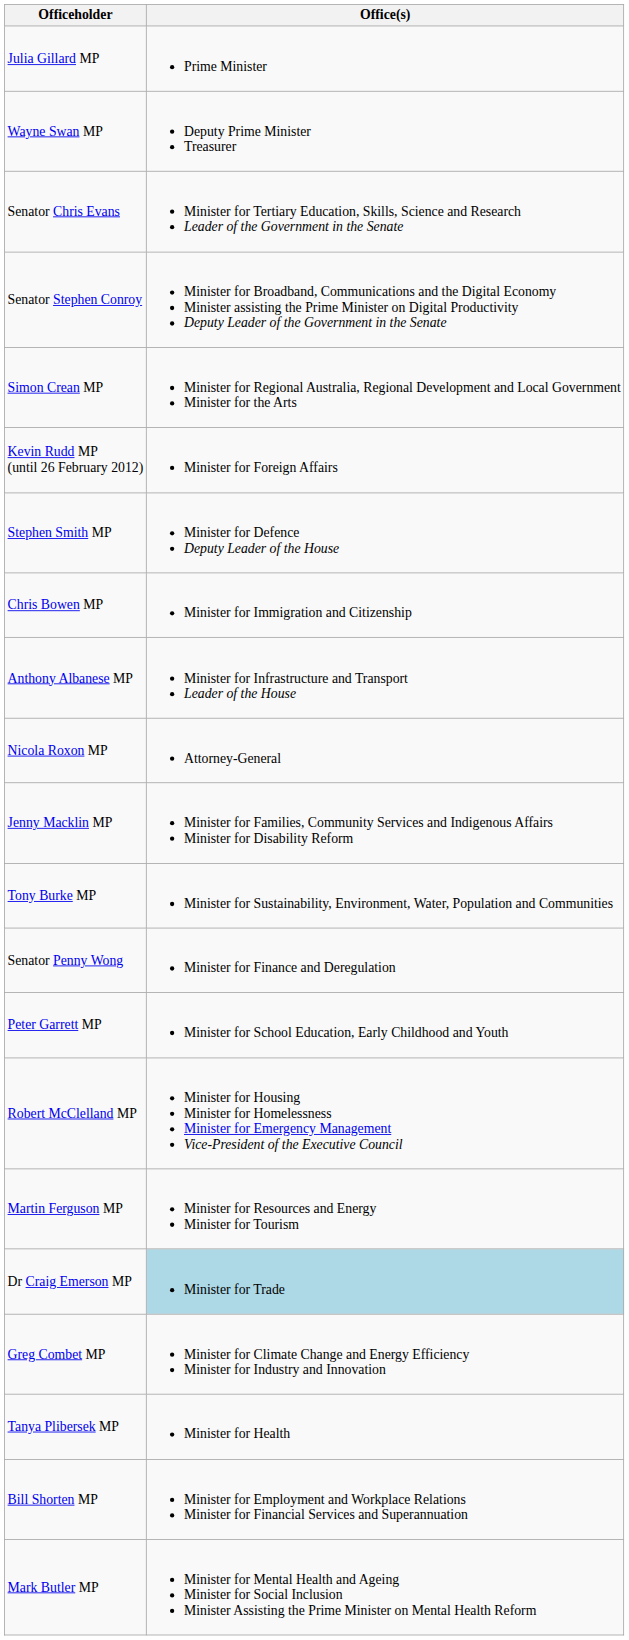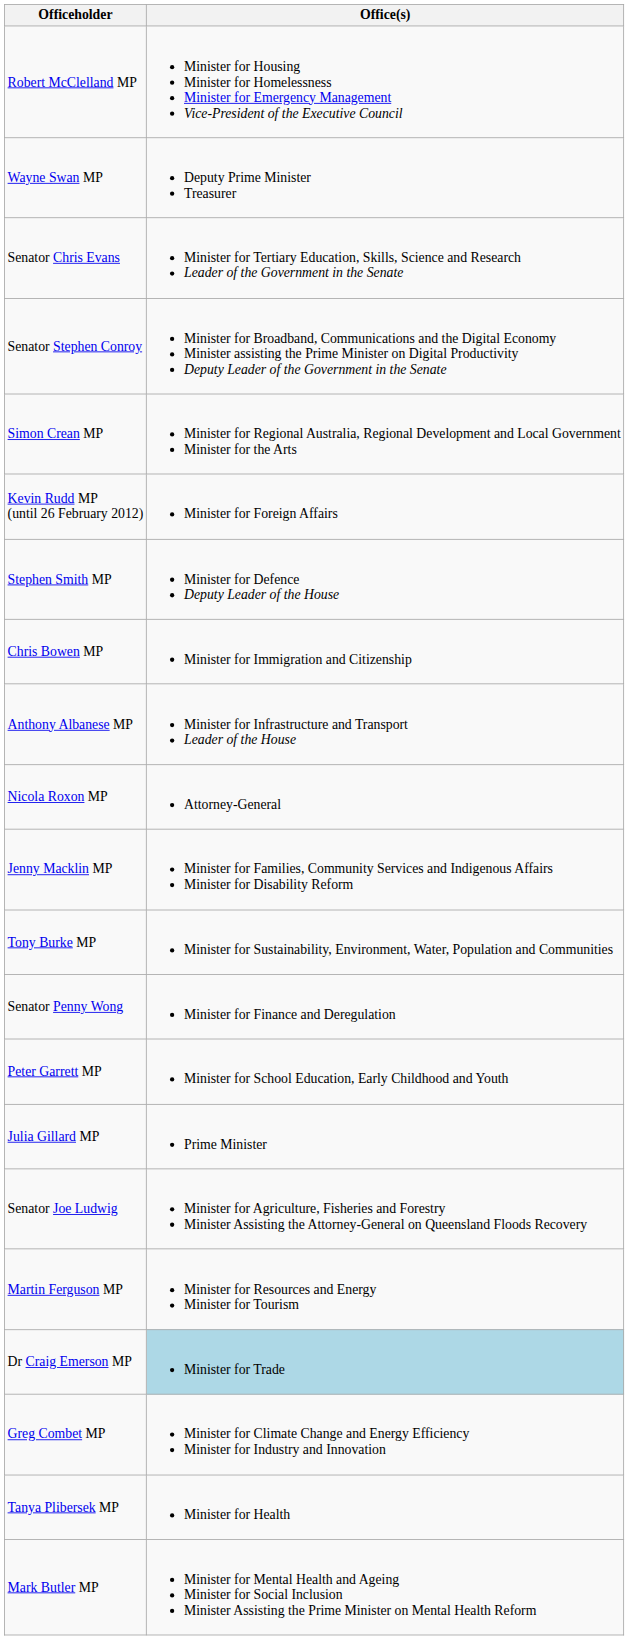rows swapped: (53, 58) <-> (72, 1113)
+ row: (63, 1209)
- row: (53, 1499)
